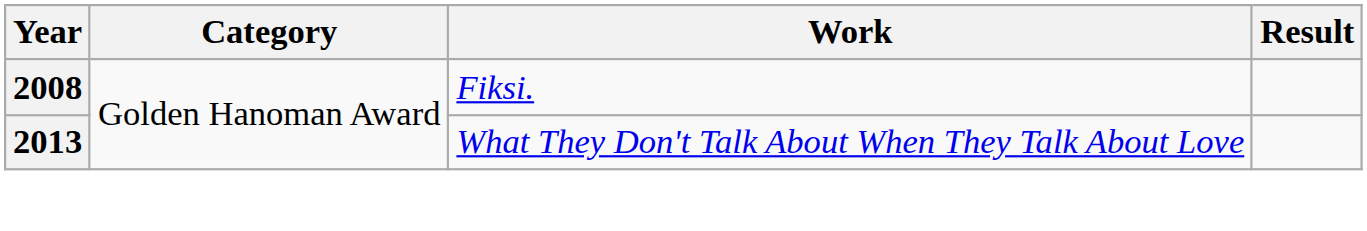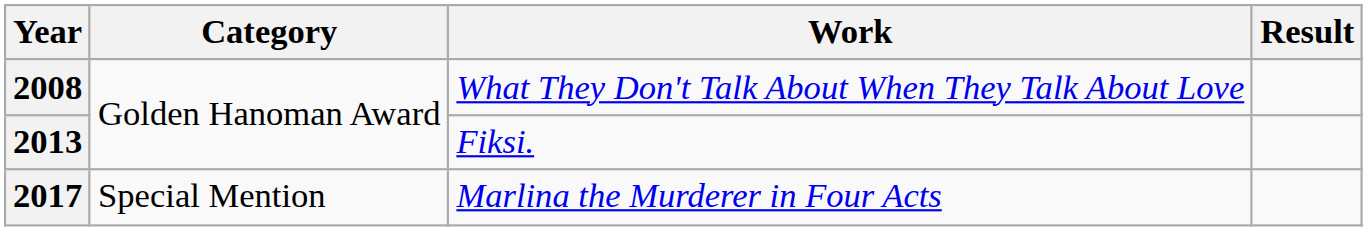(495, 86) Fiksi. -> (850, 86) What They Don't Talk About When They Talk About Love
(850, 141) What They Don't Talk About When They Talk About Love -> (495, 141) Fiksi.
+ row: (48, 196)
